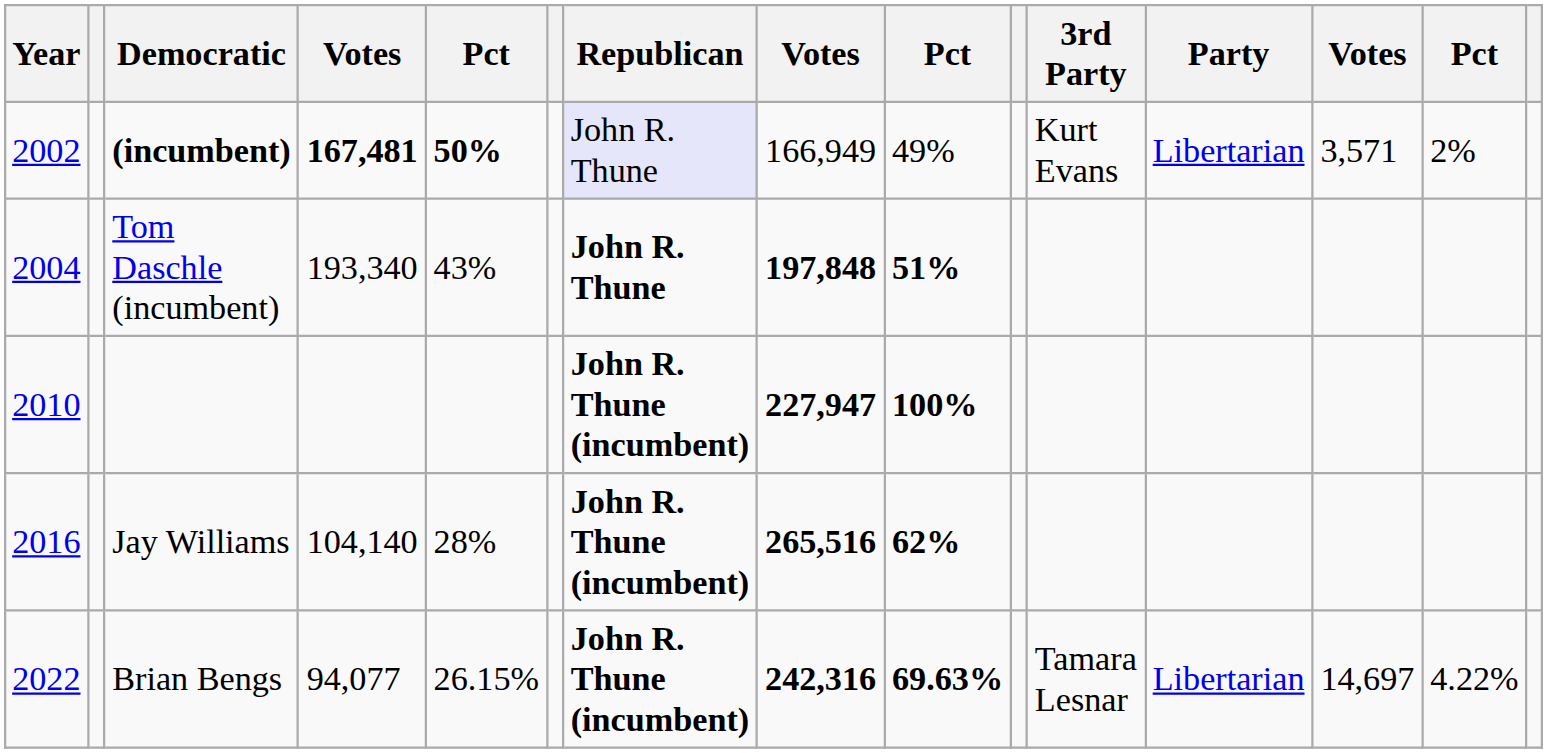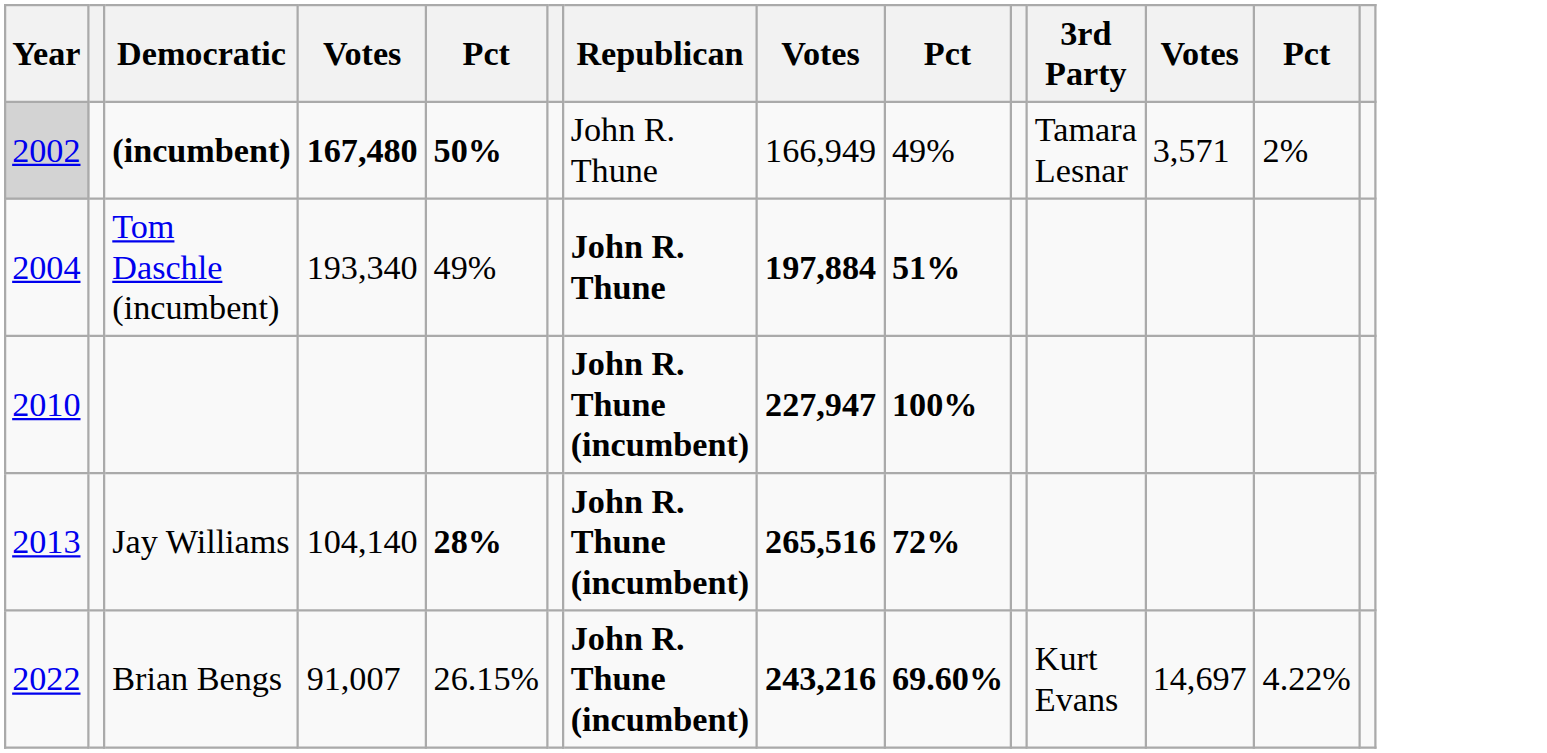- column: (1229, 52)
(46, 149) no background -> (46, 149) lightgrey background
(362, 149) 167,481 -> (362, 149) 167,480
(623, 149) lavender background -> (623, 149) no background
(1077, 149) Kurt Evans -> (1086, 149) Tamara Lesnar
(465, 266) 43% -> (465, 266) 49%
(821, 266) 197,848 -> (821, 266) 197,884
(46, 541) 2016 -> (46, 541) 2013
(465, 541) normal -> (468, 541) bold
(926, 541) 62% -> (926, 541) 72%
(354, 679) 94,077 -> (354, 679) 91,007
(821, 679) 242,316 -> (821, 679) 243,216
(948, 679) 69.63% -> (948, 679) 69.60%
(1086, 679) Tamara Lesnar -> (1077, 679) Kurt Evans
